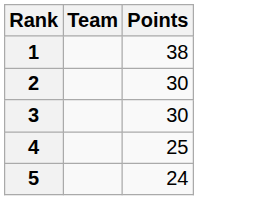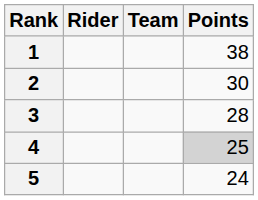+ column: (93, 20)
(177, 115) 30 -> (238, 115) 28
(177, 147) no background -> (238, 147) lightgrey background
